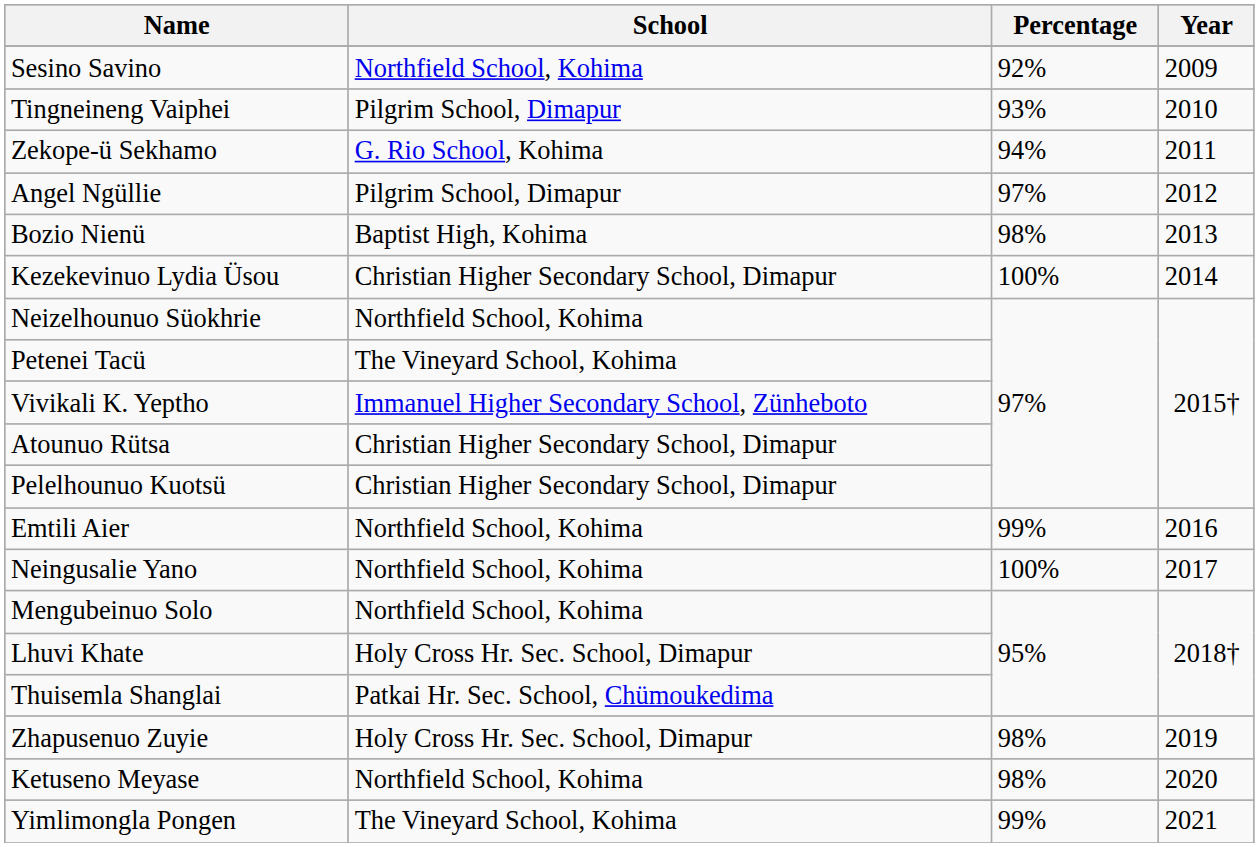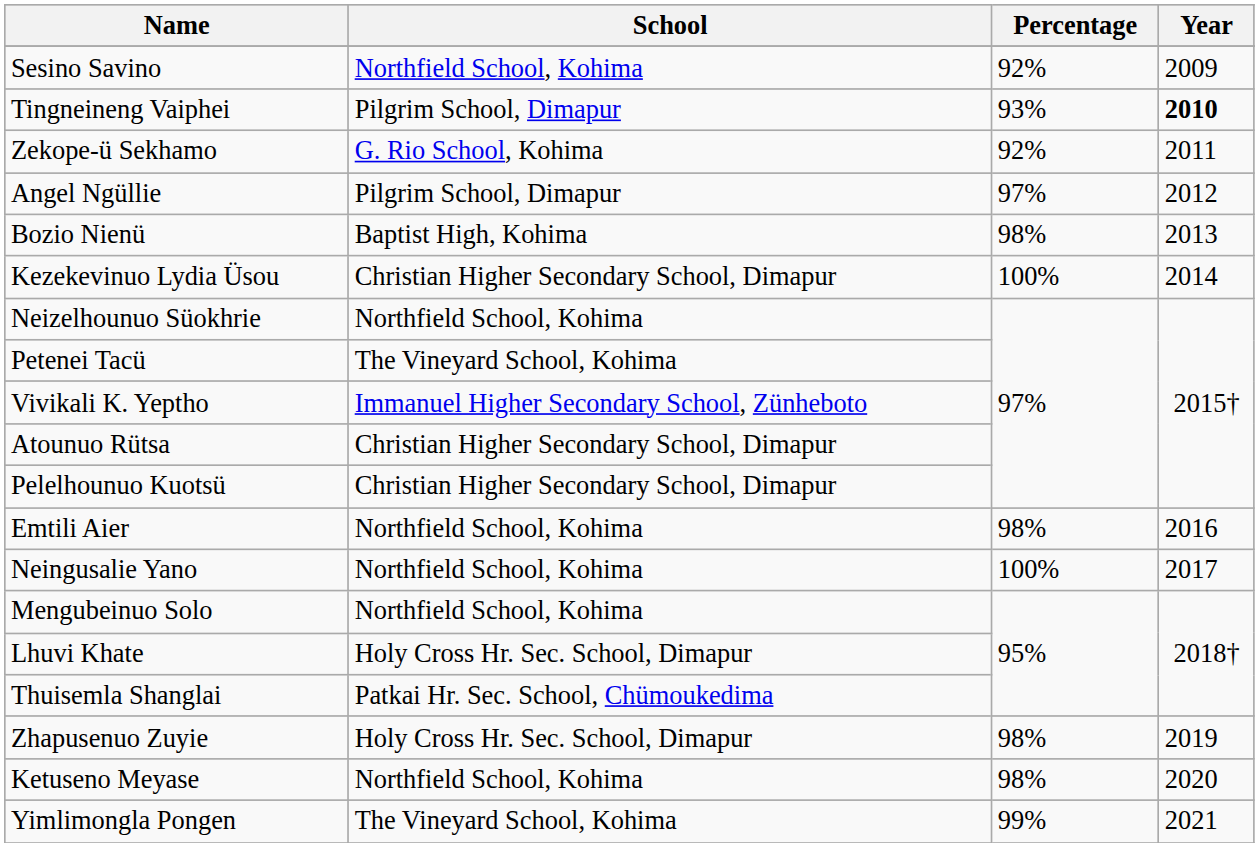(1191, 109) normal -> (1191, 109) bold
(1022, 151) 94% -> (1022, 151) 92%
(1022, 527) 99% -> (1022, 527) 98%
